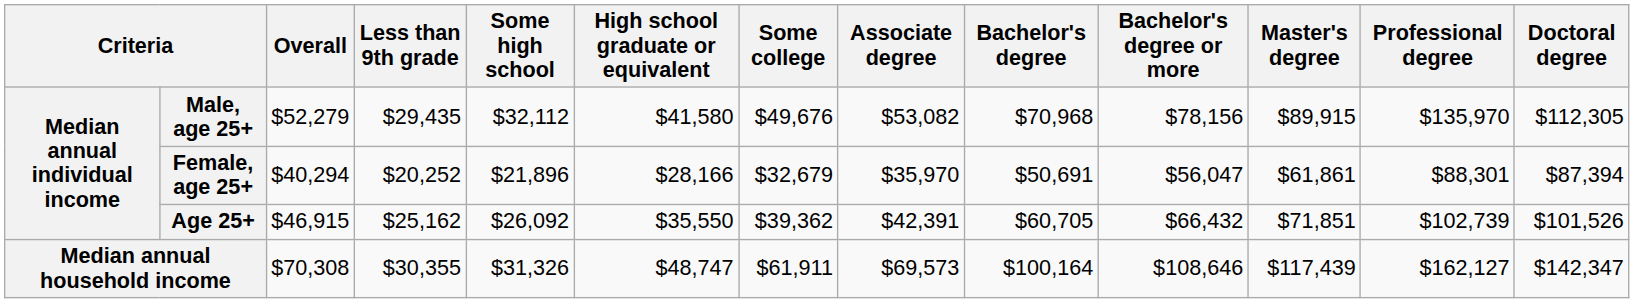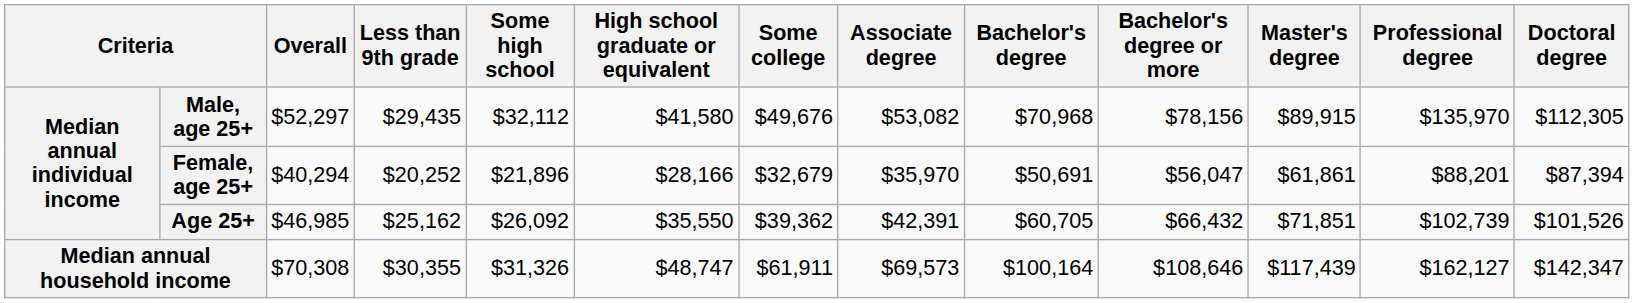(310, 116) $52,279 -> (310, 116) $52,297
(1471, 175) $88,301 -> (1471, 175) $88,201
(310, 221) $46,915 -> (310, 221) $46,985
